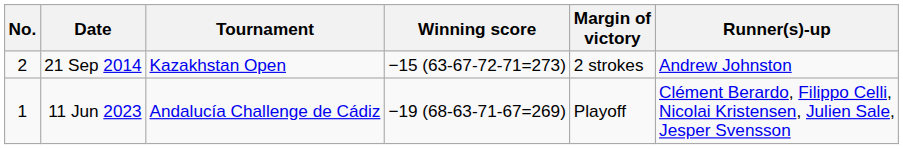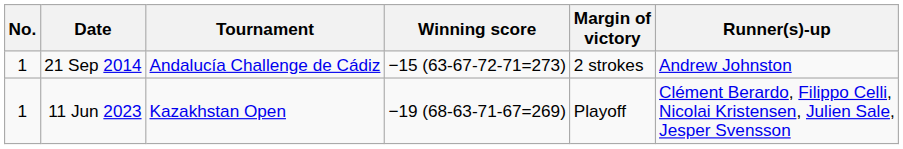(22, 65) 2 -> (22, 65) 1
(218, 65) Kazakhstan Open -> (265, 65) Andalucía Challenge de Cádiz
(265, 111) Andalucía Challenge de Cádiz -> (218, 111) Kazakhstan Open
